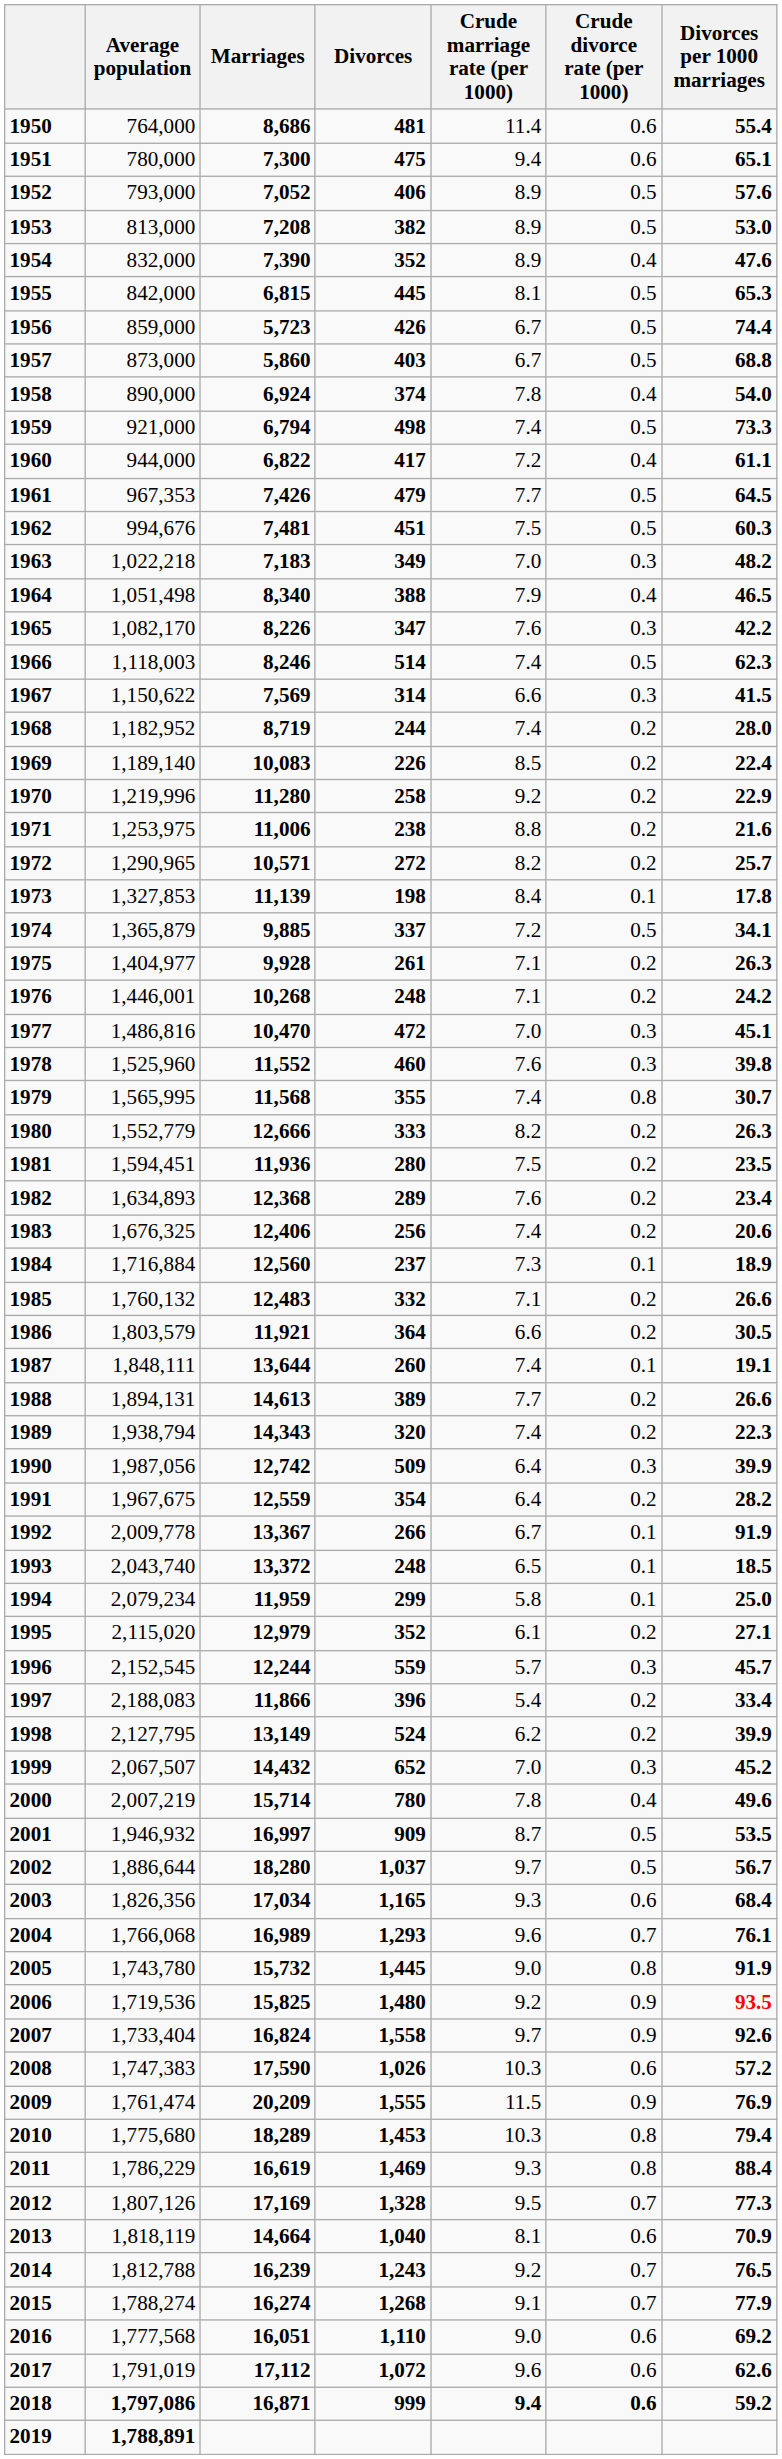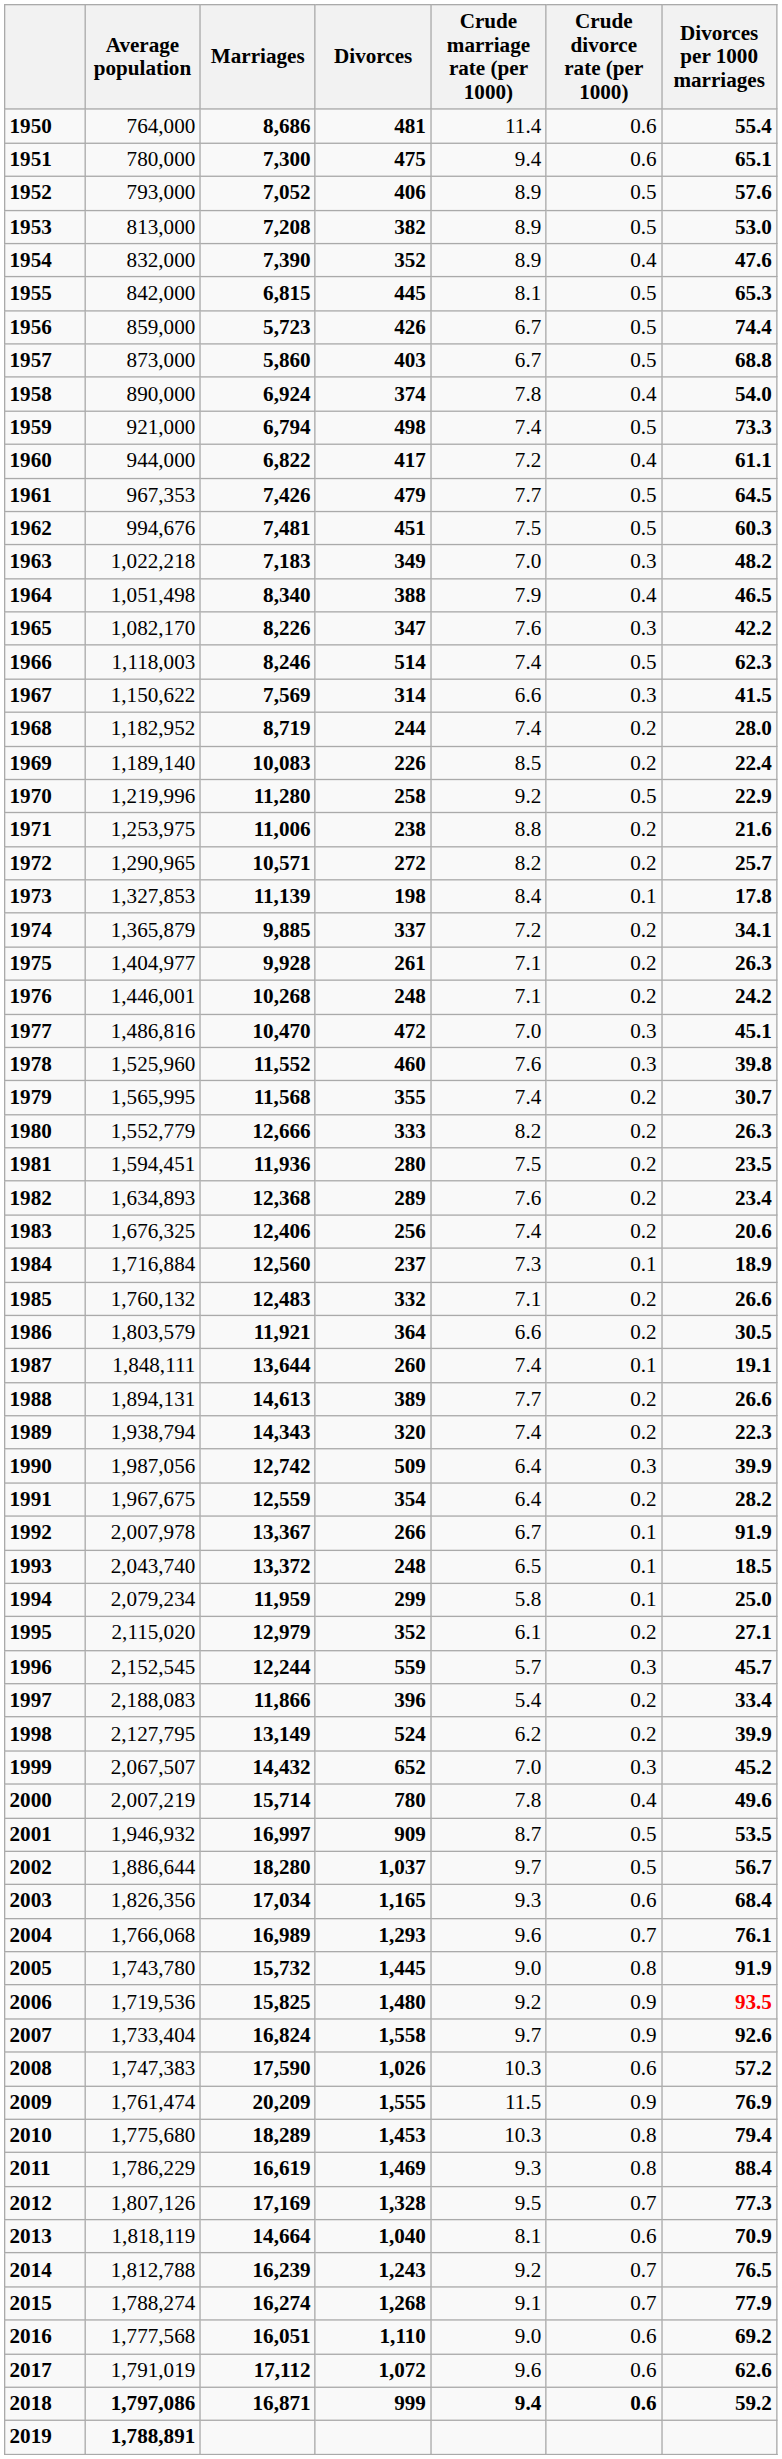(643, 795) 0.2 -> (643, 795) 0.5
(643, 929) 0.5 -> (643, 929) 0.2
(643, 1097) 0.8 -> (643, 1097) 0.2
(153, 1532) 2,009,778 -> (153, 1532) 2,007,978
